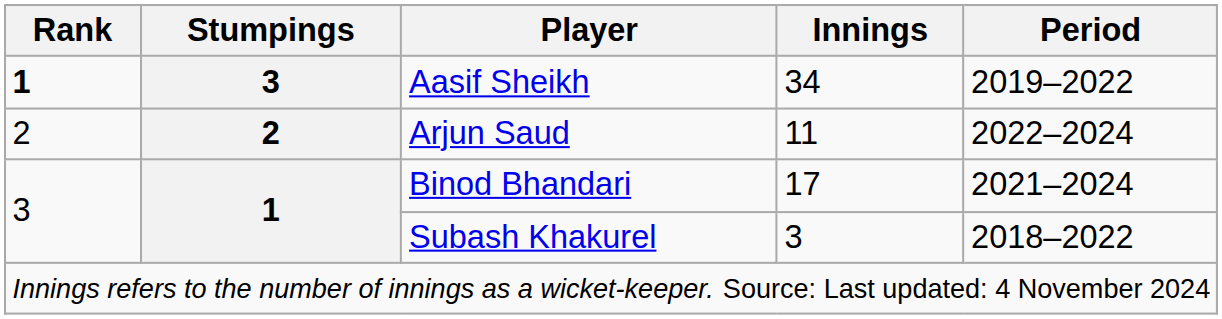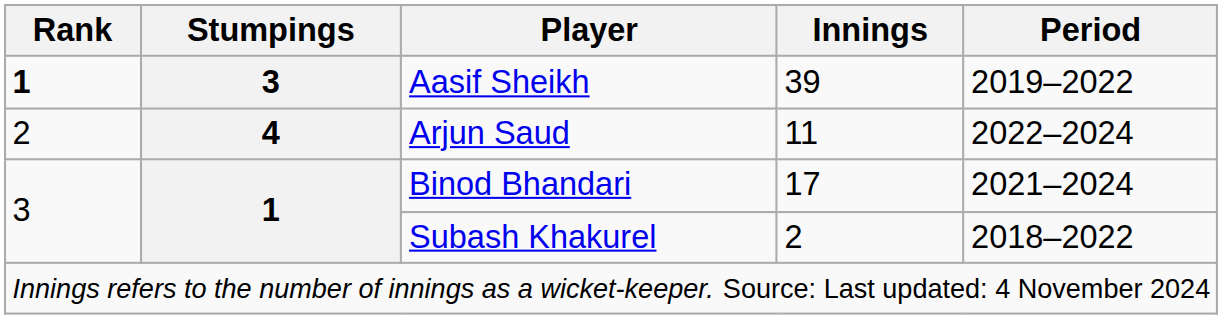(803, 81) 34 -> (803, 81) 39
(271, 133) 2 -> (271, 133) 4
(793, 236) 3 -> (793, 236) 2
